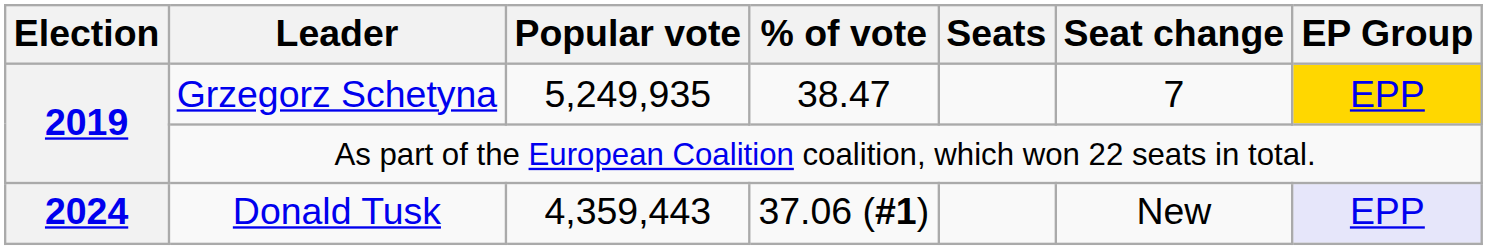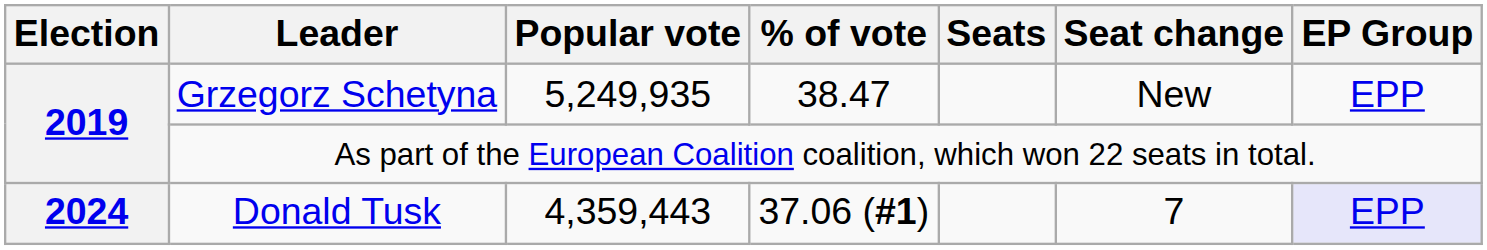(1174, 93) 7 -> (1174, 93) New
(1387, 93) gold background -> (1387, 93) no background
(1174, 212) New -> (1174, 212) 7
